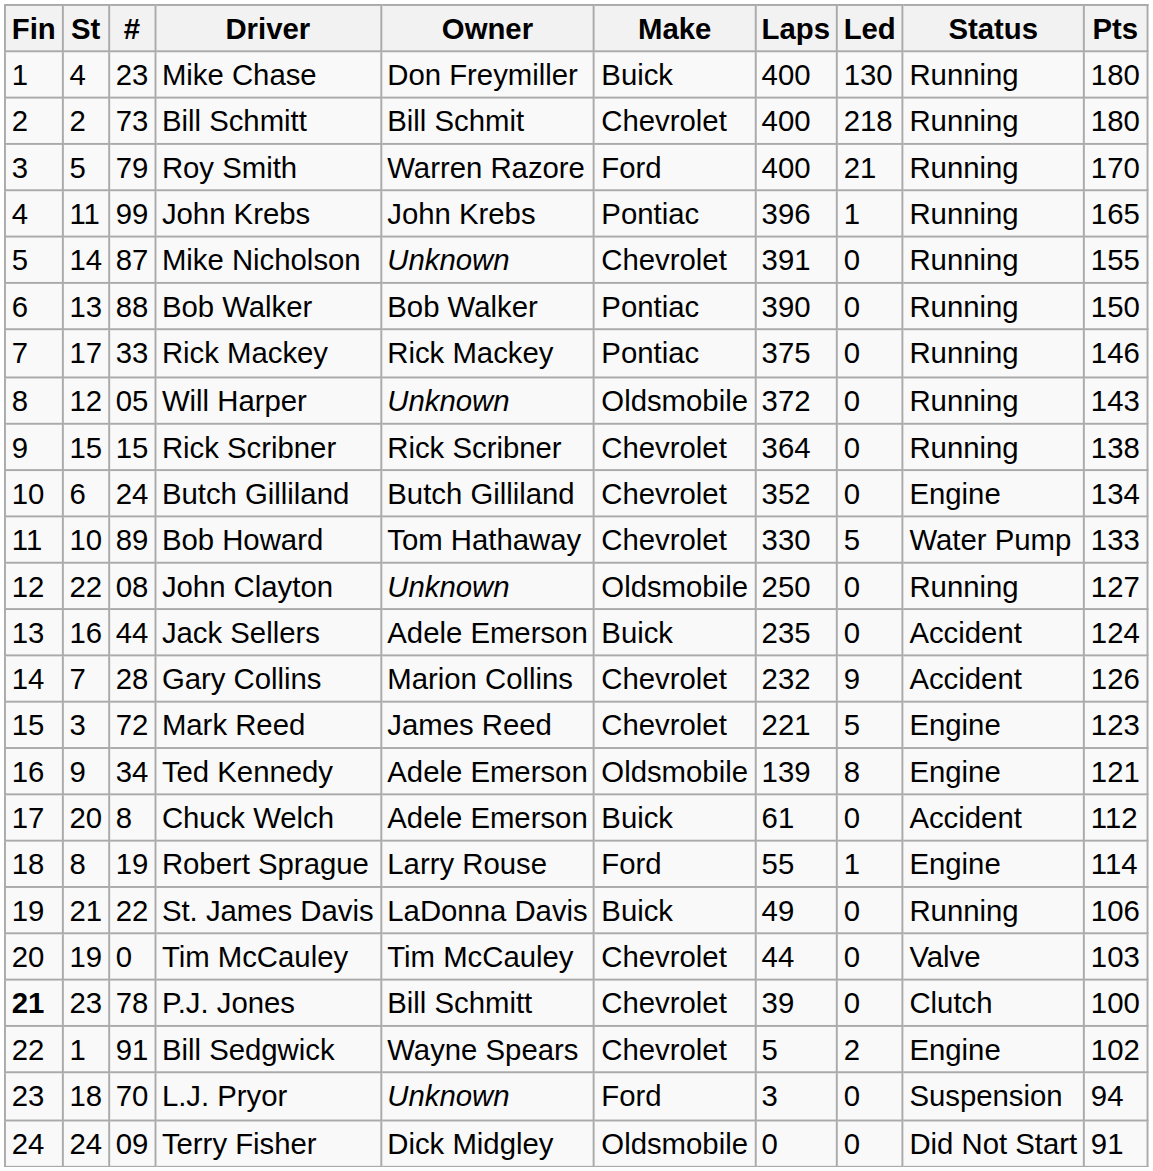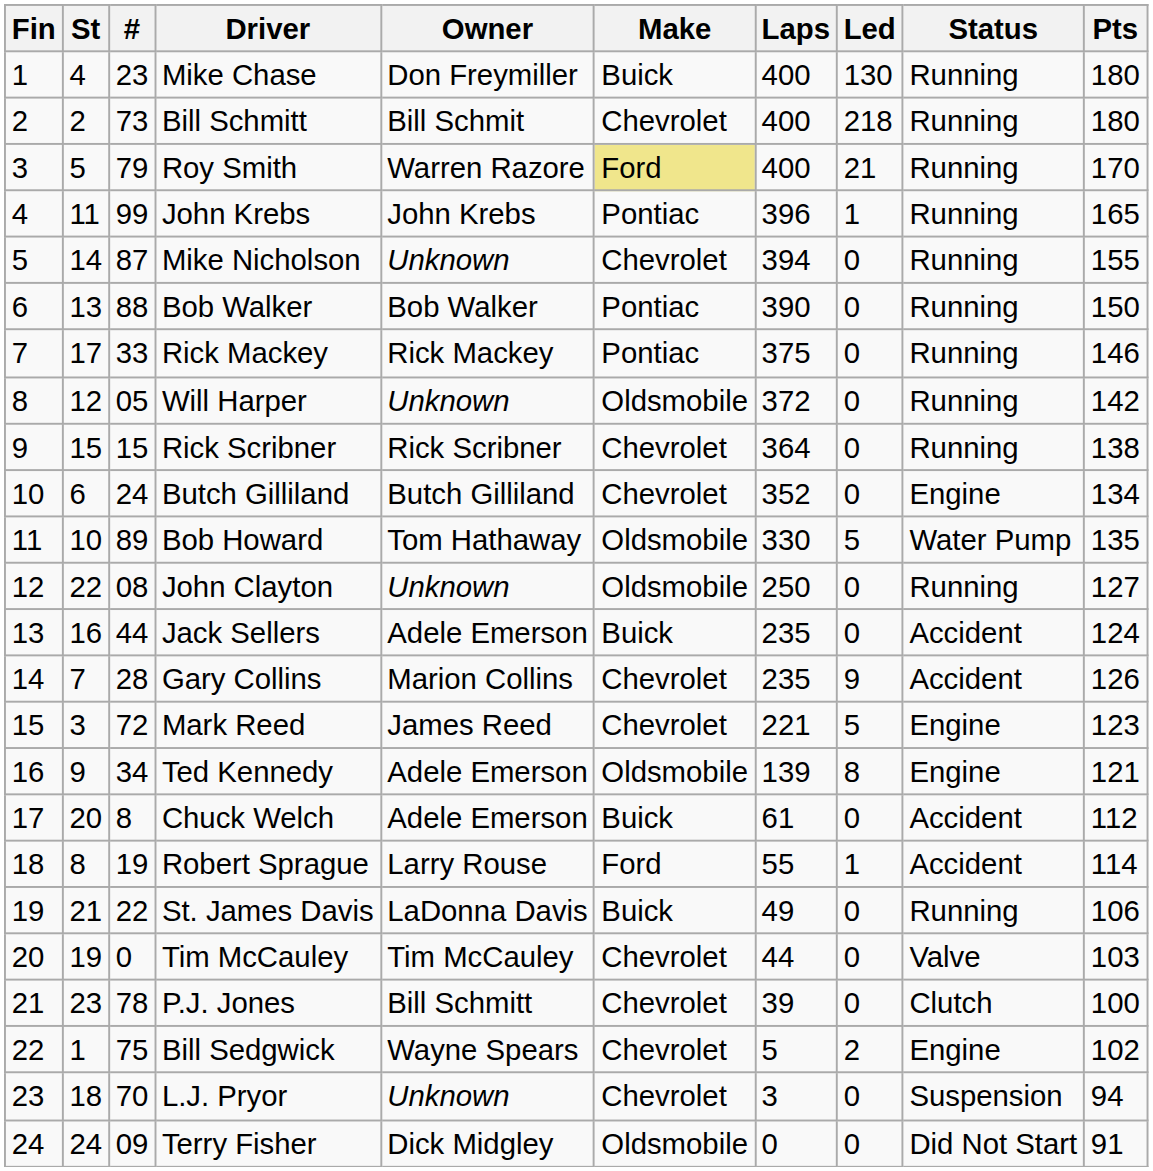(631, 168) no background -> (631, 168) khaki background
(786, 261) 391 -> (786, 261) 394
(1115, 400) 143 -> (1115, 400) 142
(664, 539) Chevrolet -> (675, 539) Oldsmobile
(1115, 539) 133 -> (1115, 539) 135
(786, 679) 232 -> (786, 679) 235
(955, 864) Engine -> (966, 864) Accident
(28, 1004) bold -> (28, 1004) normal
(132, 1050) 91 -> (132, 1050) 75
(631, 1097) Ford -> (664, 1097) Chevrolet
